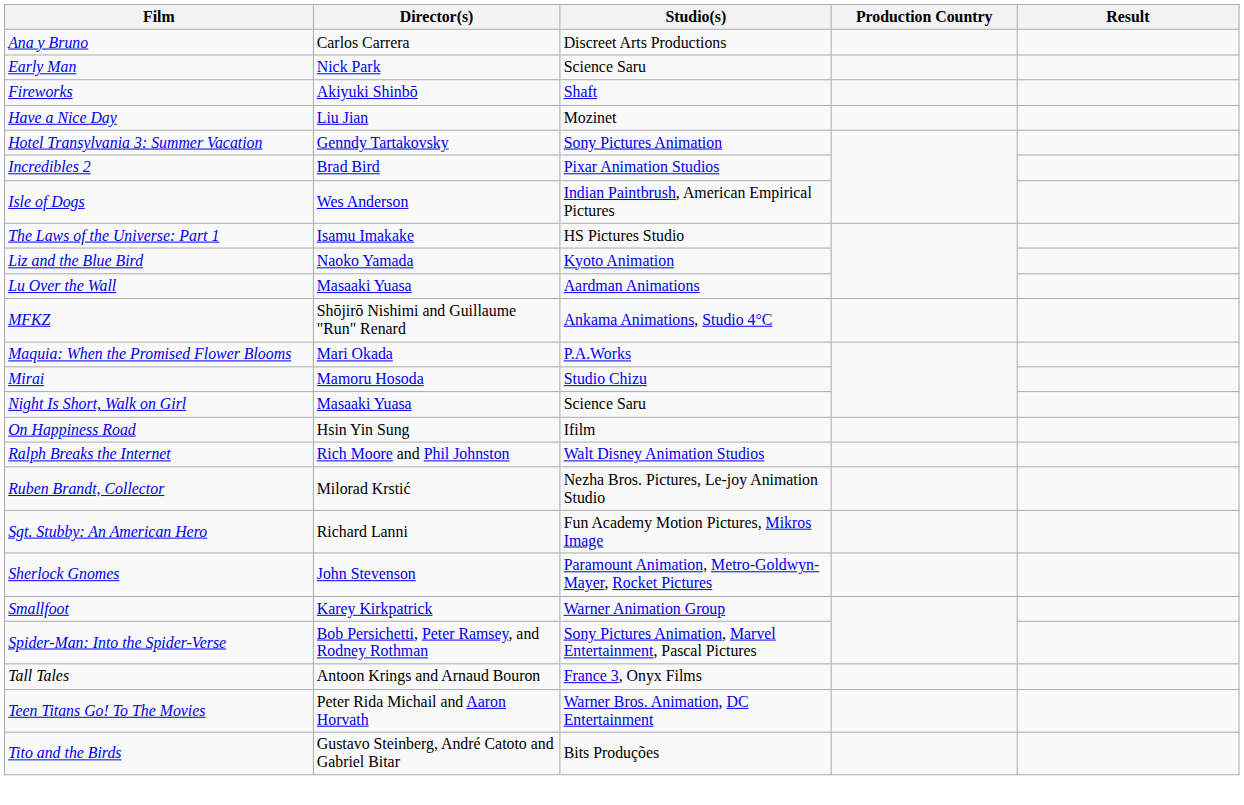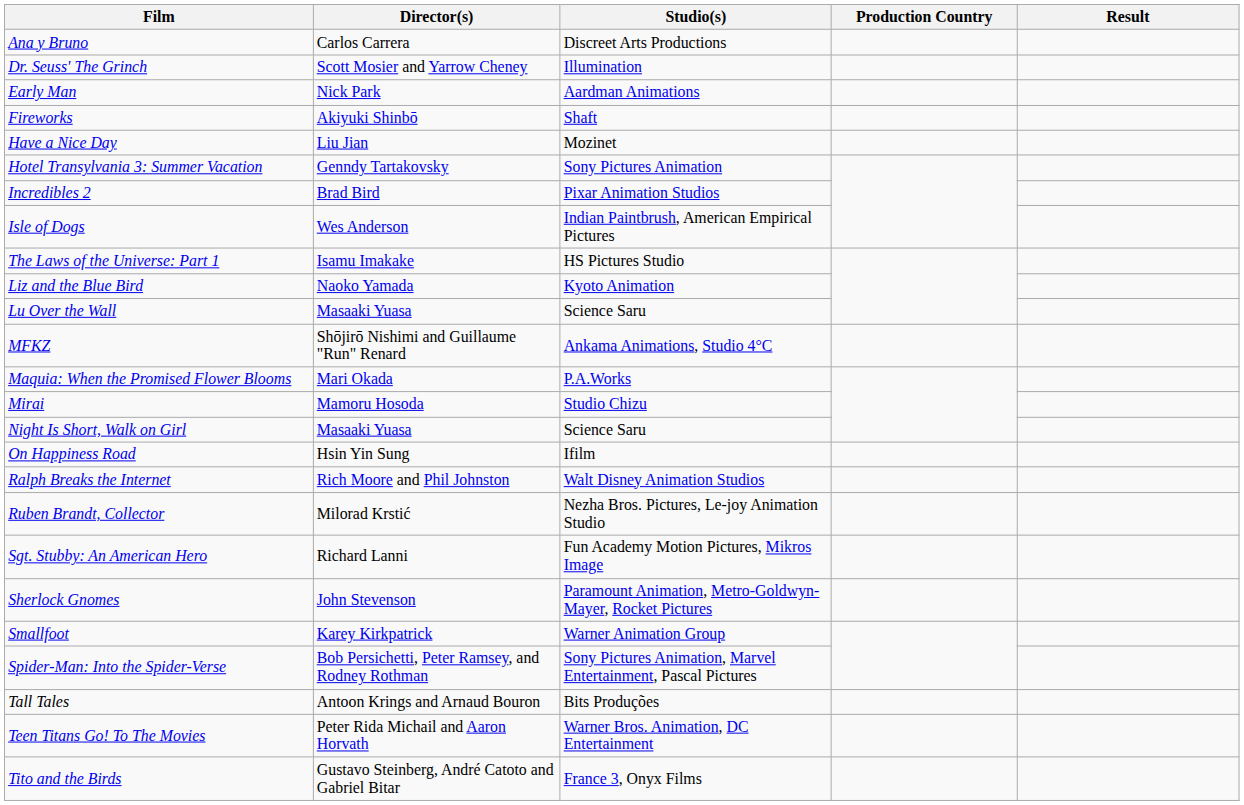+ row: (78, 67)
(605, 67) Science Saru -> (632, 92) Aardman Animations
(632, 286) Aardman Animations -> (605, 311) Science Saru
(633, 676) France 3, Onyx Films -> (611, 701) Bits Produções
(611, 753) Bits Produções -> (633, 778) France 3, Onyx Films
